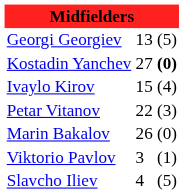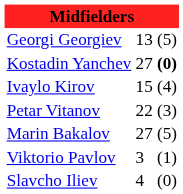(144, 133) 26 -> (144, 133) 27
(167, 133) (0) -> (167, 133) (5)
(167, 181) (5) -> (167, 181) (0)
